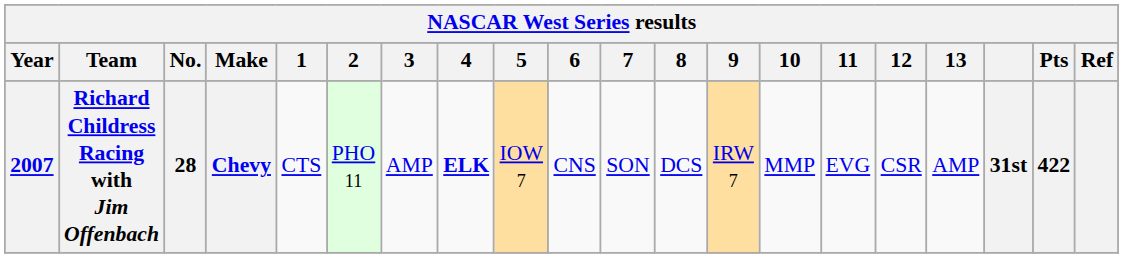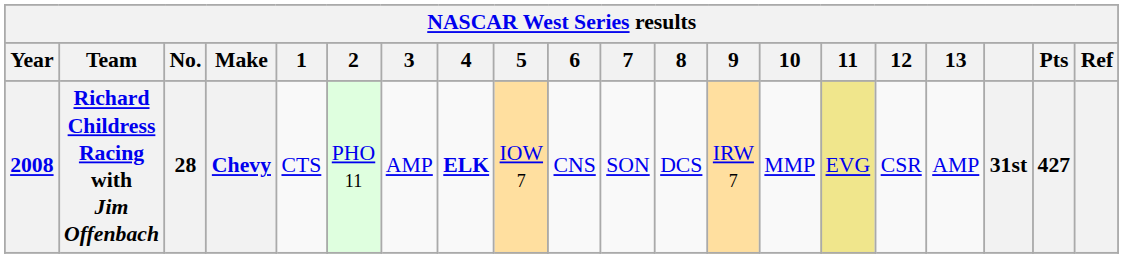(32, 166) 2007 -> (32, 166) 2008
(848, 166) no background -> (848, 166) khaki background
(1054, 166) 422 -> (1054, 166) 427
